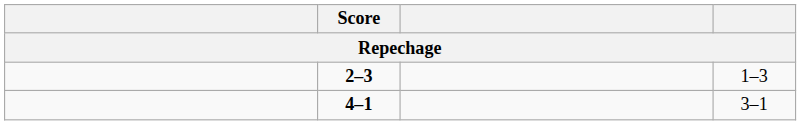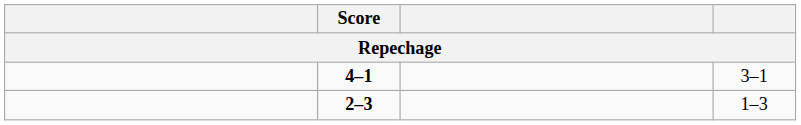rows swapped: (359, 104) <-> (359, 76)
